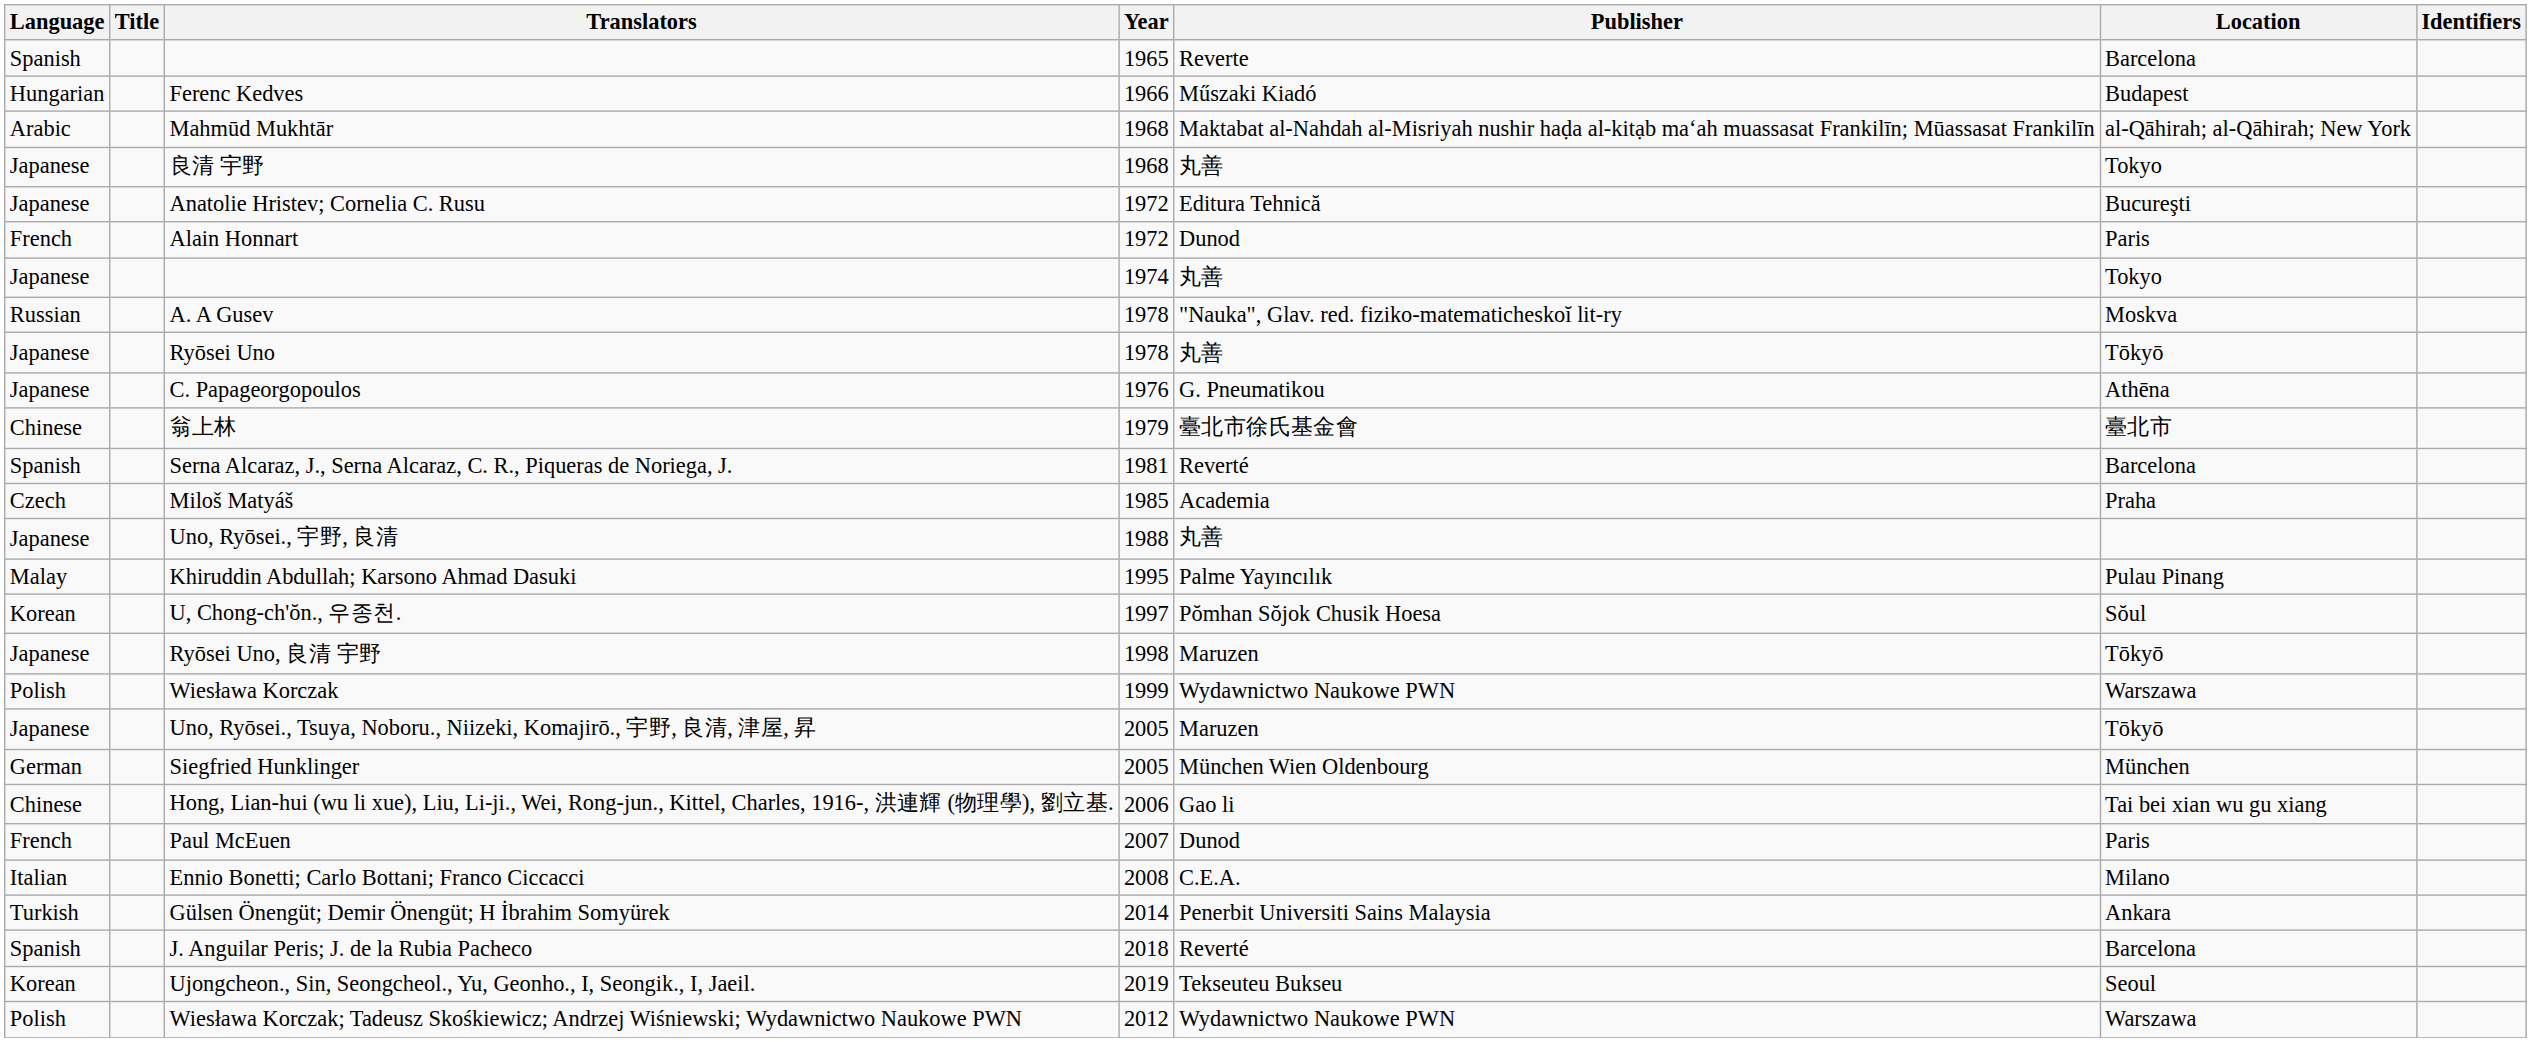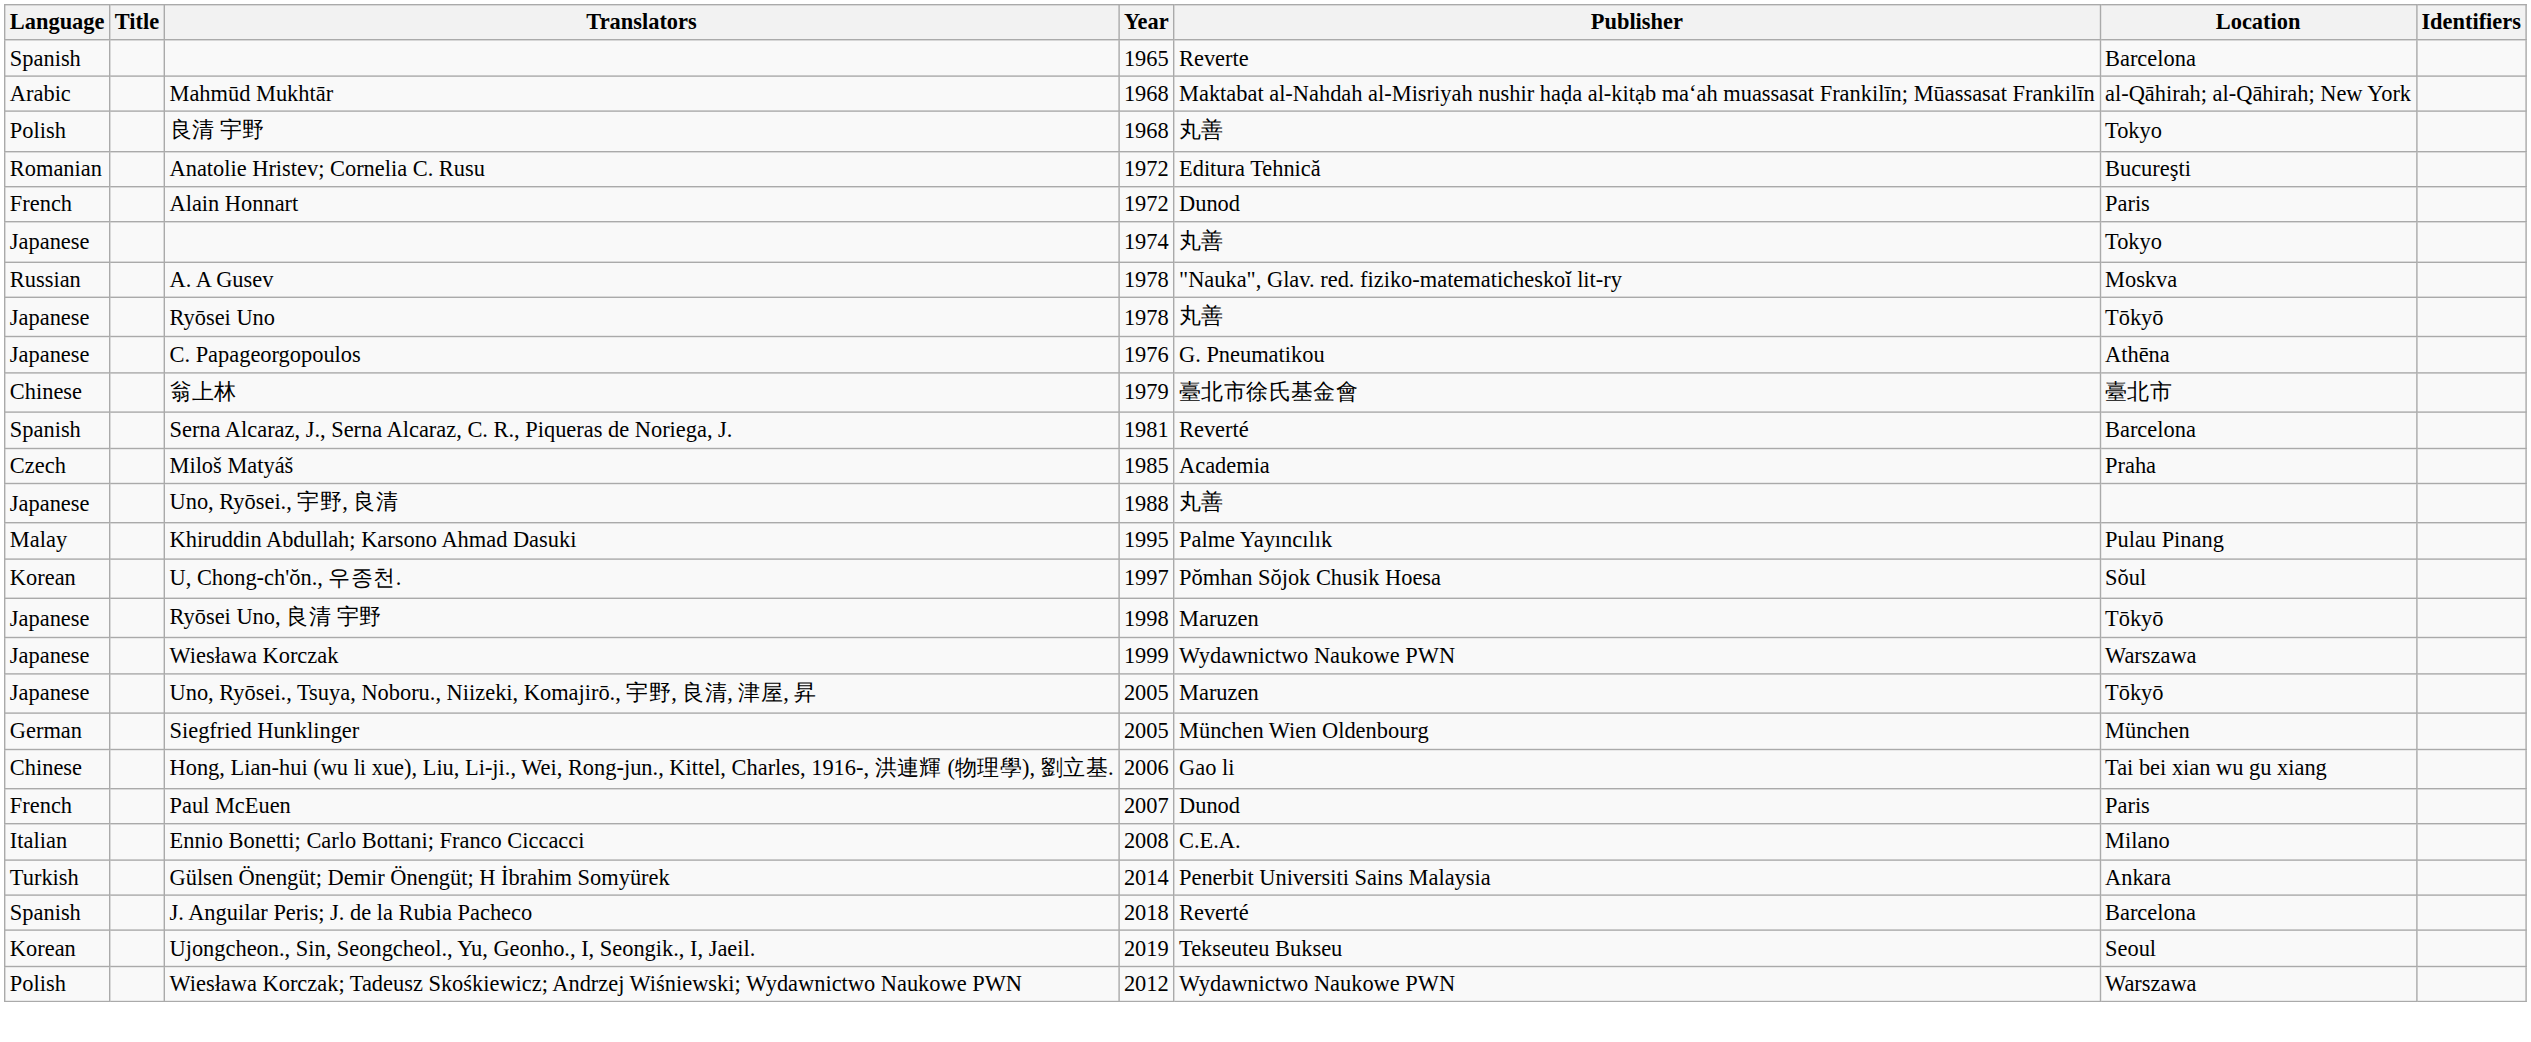- row: (236, 93)
(50, 166) Japanese -> (38, 130) Polish
(50, 204) Japanese -> (56, 168) Romanian
(38, 691) Polish -> (50, 655) Japanese
